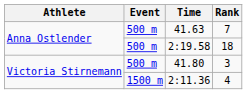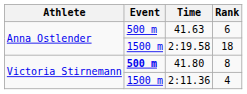(227, 29) 7 -> (227, 29) 6
(142, 46) 500 m -> (145, 46) 1500 m
(142, 63) normal -> (142, 63) bold
(227, 63) 3 -> (227, 63) 8
